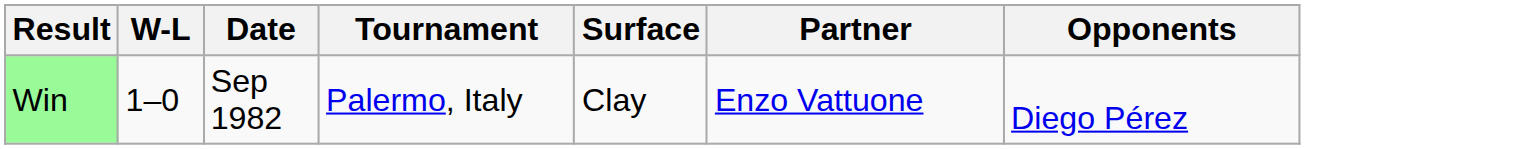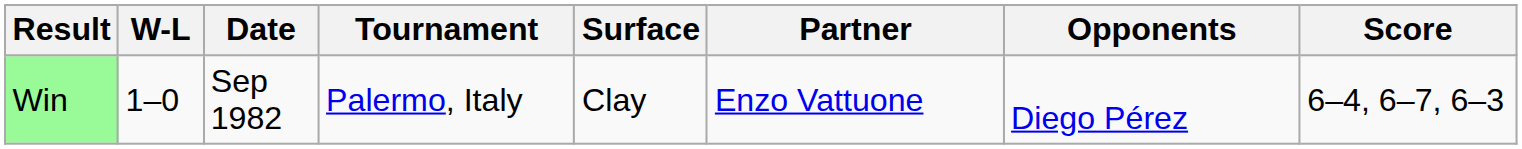+ column: (1408, 30)
